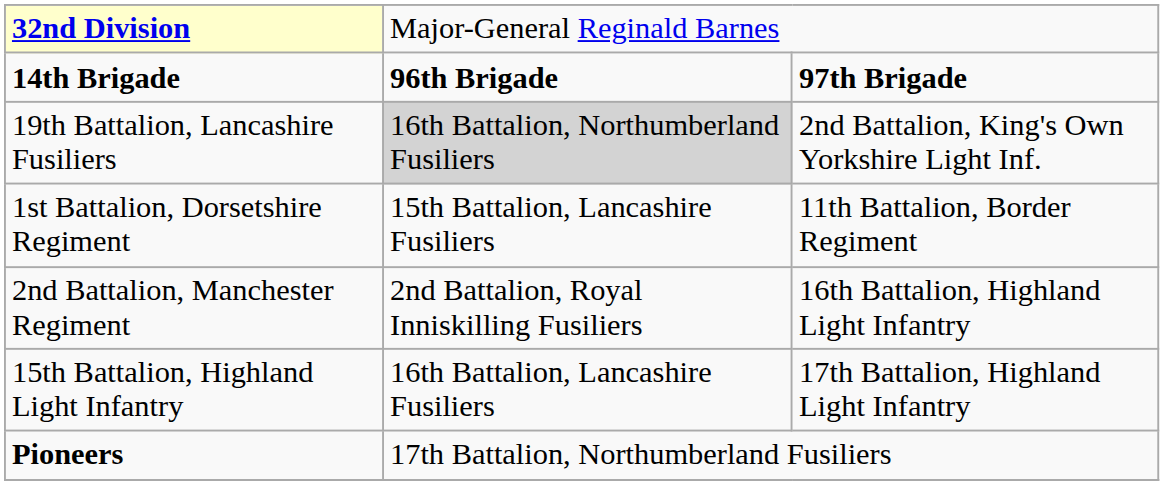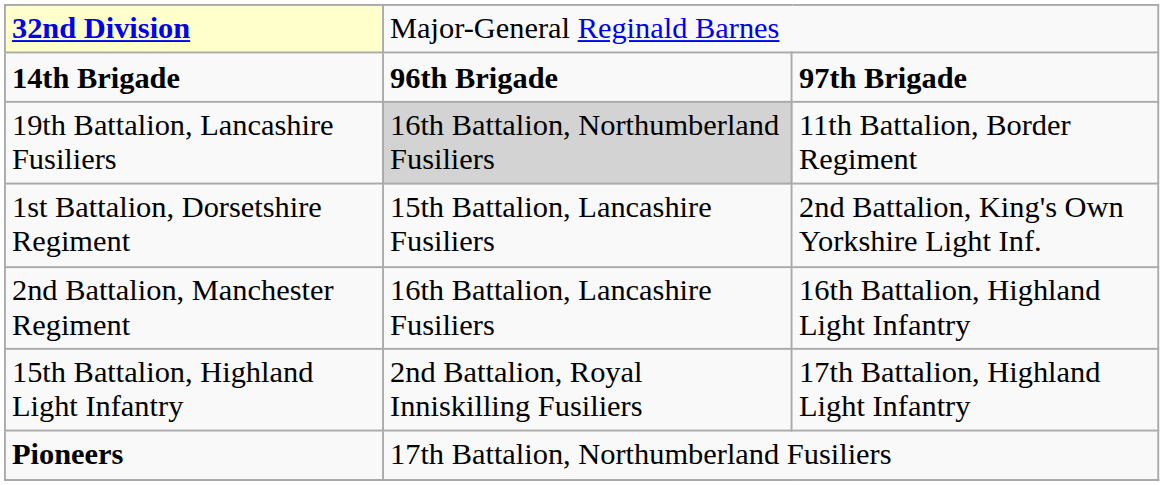(961, 142) 2nd Battalion, King's Own Yorkshire Light Inf. -> (935, 142) 11th Battalion, Border Regiment
(935, 224) 11th Battalion, Border Regiment -> (961, 224) 2nd Battalion, King's Own Yorkshire Light Inf.
(516, 306) 2nd Battalion, Royal Inniskilling Fusiliers -> (551, 306) 16th Battalion, Lancashire Fusiliers
(551, 389) 16th Battalion, Lancashire Fusiliers -> (516, 389) 2nd Battalion, Royal Inniskilling Fusiliers
